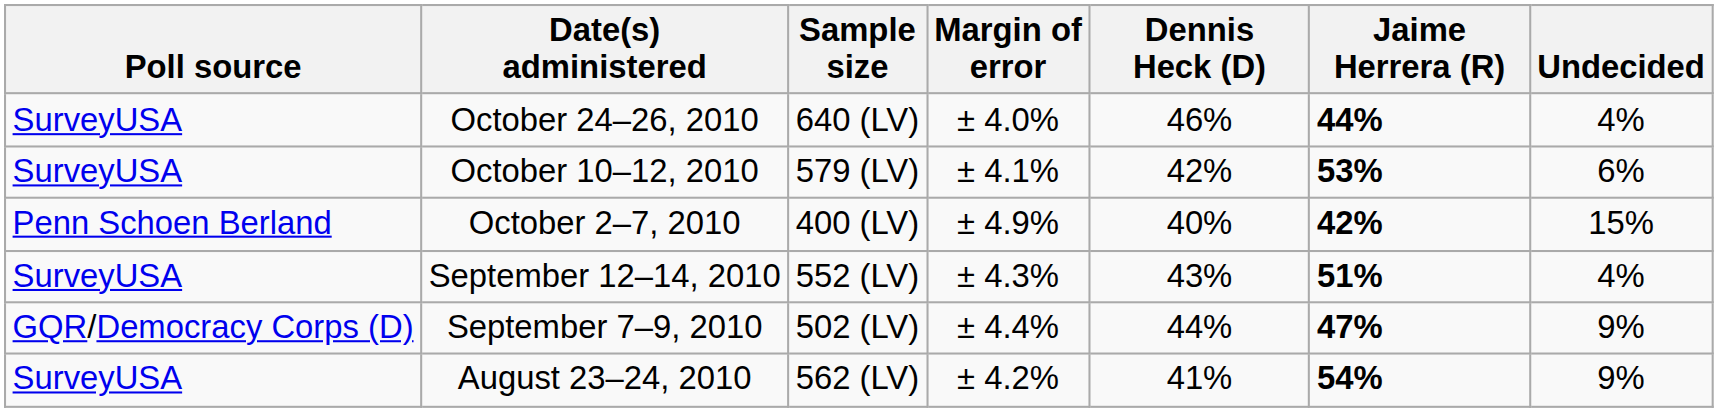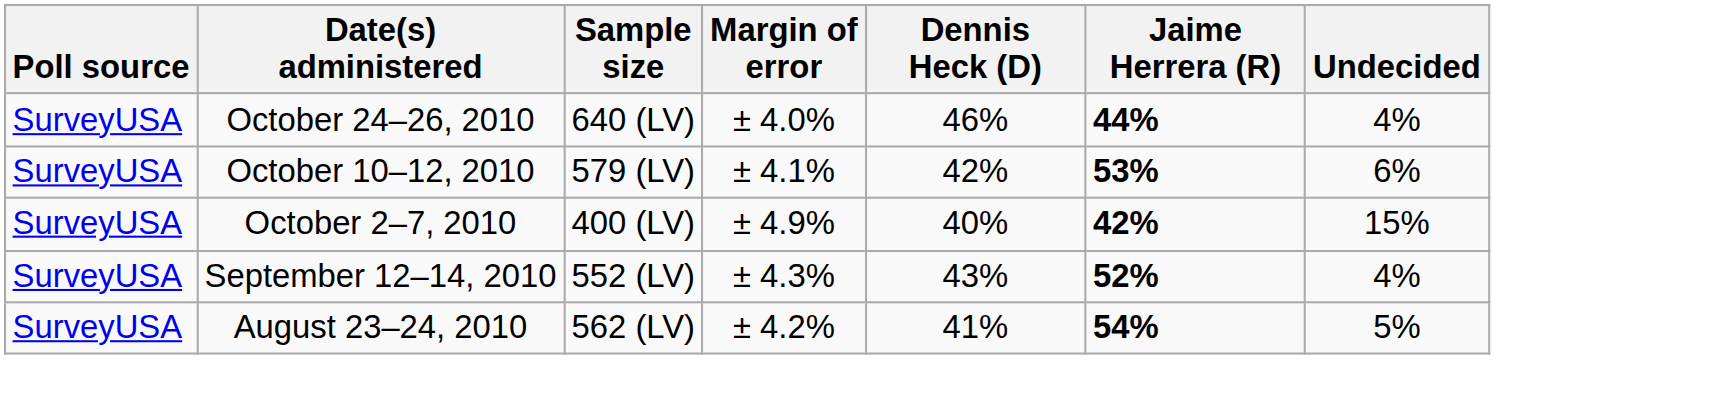(172, 223) Penn Schoen Berland -> (97, 223) SurveyUSA
(1350, 275) 51% -> (1126, 275) 52%
- row: (605, 327)
(1621, 379) 9% -> (1397, 327) 5%
